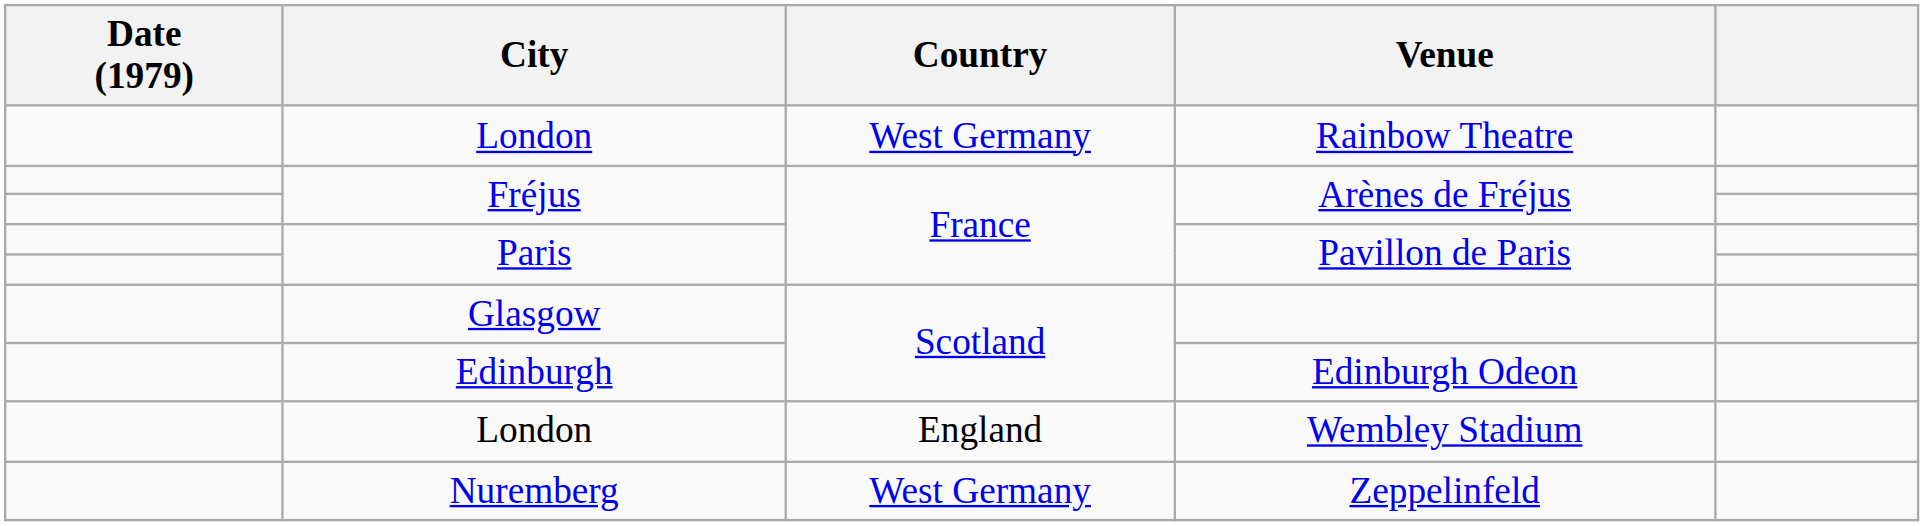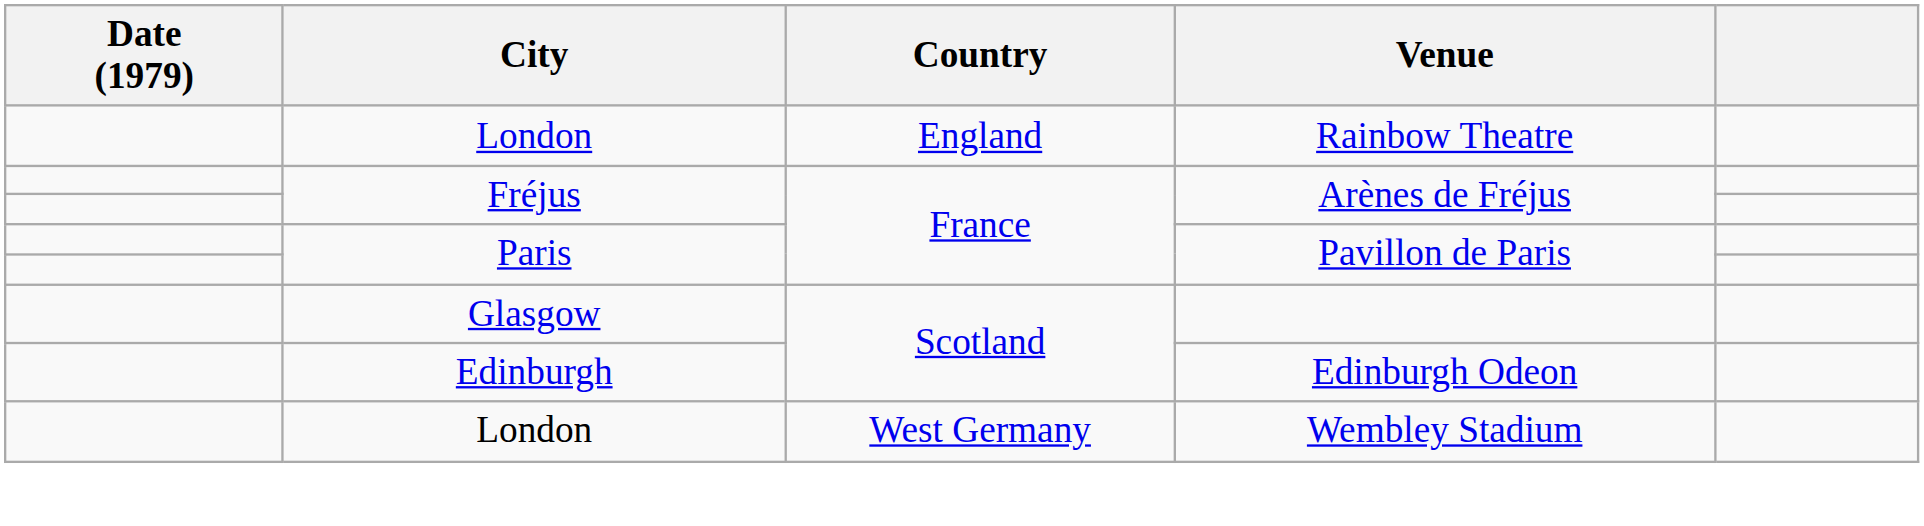(980, 135) West Germany -> (980, 135) England
(980, 430) England -> (980, 430) West Germany
- row: (534, 489)
